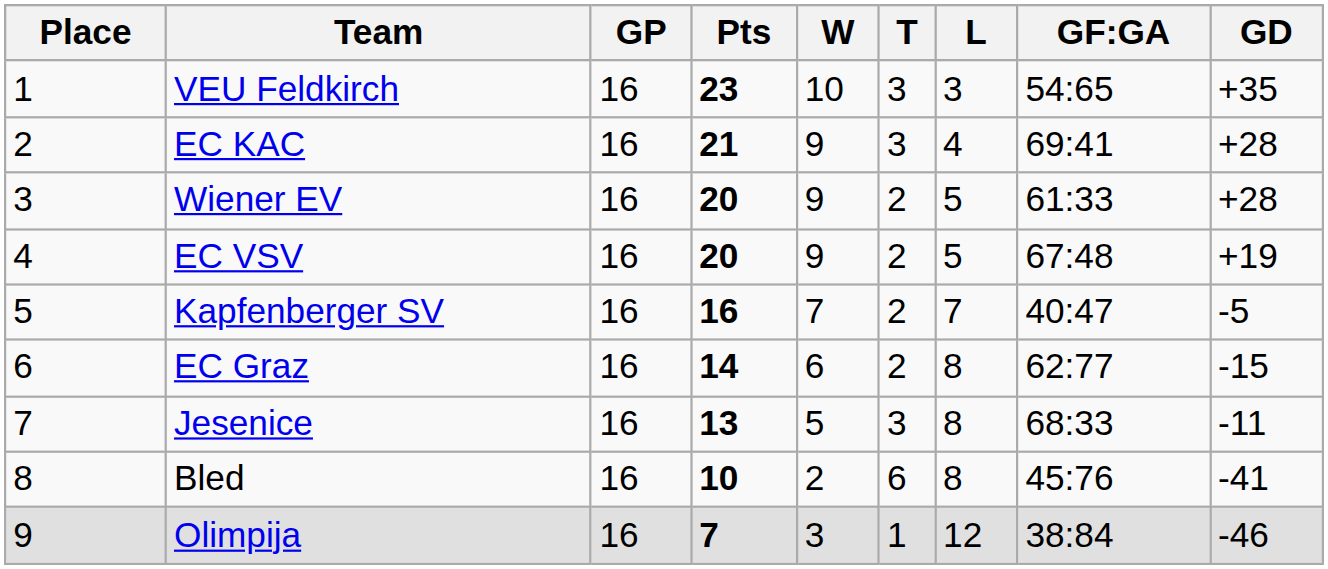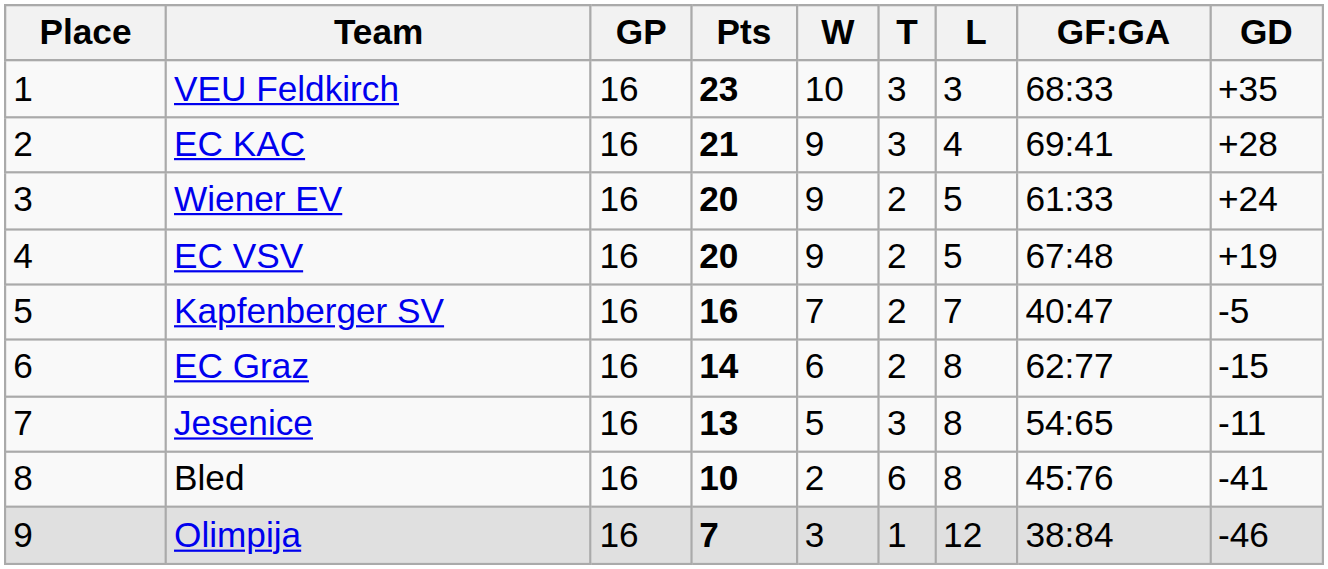(1069, 88) 54:65 -> (1069, 88) 68:33
(1248, 199) +28 -> (1248, 199) +24
(1069, 423) 68:33 -> (1069, 423) 54:65
